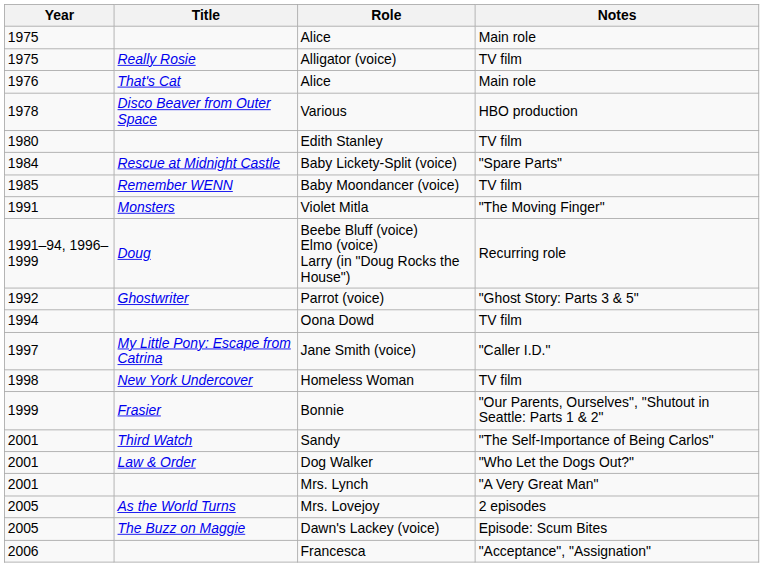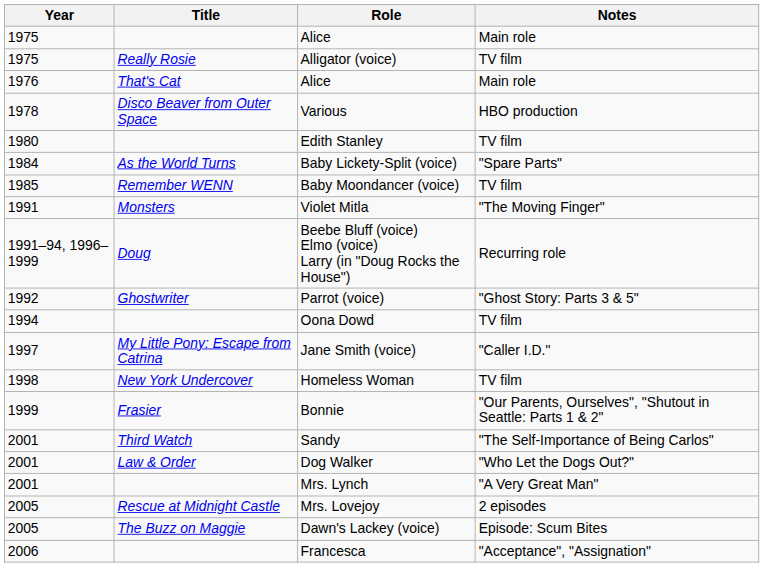(199, 163) Rescue at Midnight Castle -> (177, 163) As the World Turns
(177, 506) As the World Turns -> (199, 506) Rescue at Midnight Castle
